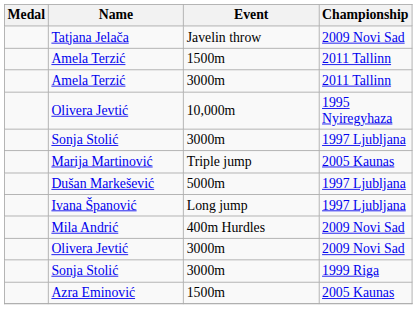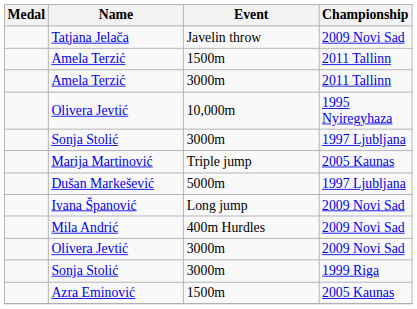(364, 205) 1997 Ljubljana -> (363, 205) 2009 Novi Sad
